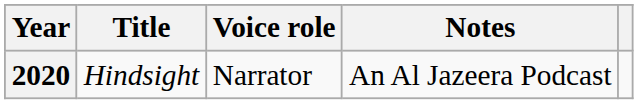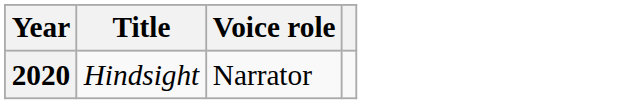- column: (480, 27)
